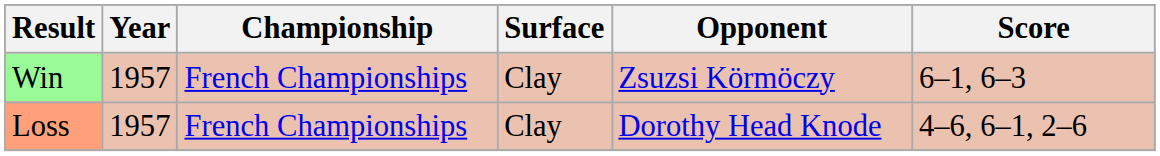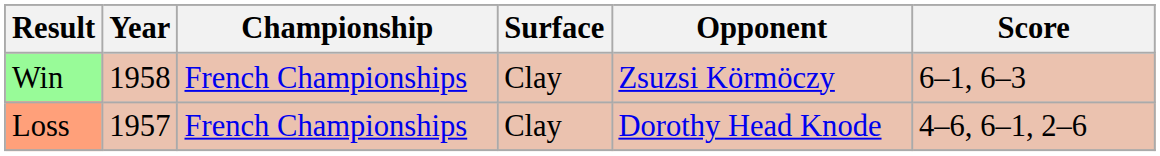(140, 77) 1957 -> (140, 77) 1958
